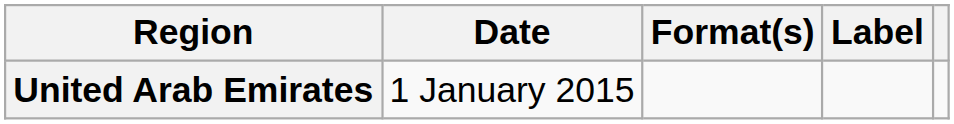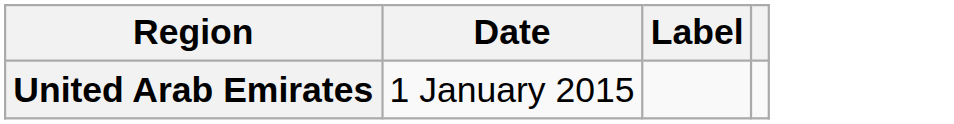- column: (733, 32)
